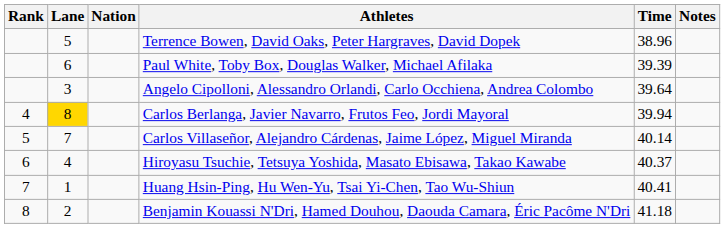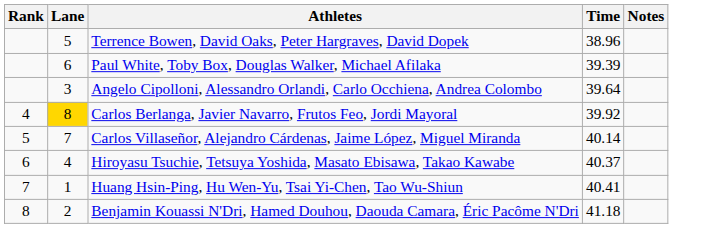- column: (114, 16)
(655, 114) 39.94 -> (603, 114) 39.92
